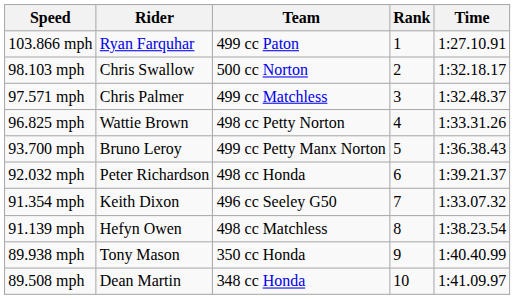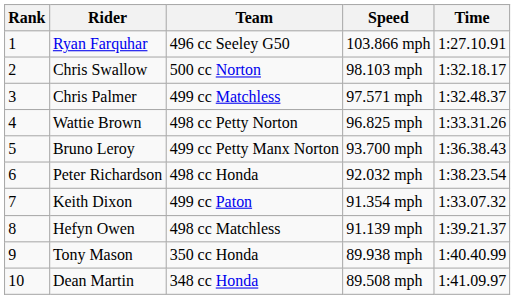columns swapped: (412, 17) <-> (50, 17)
(258, 44) 499 cc Paton -> (230, 44) 496 cc Seeley G50
(472, 175) 1:39.21.37 -> (472, 175) 1:38.23.54
(277, 202) 496 cc Seeley G50 -> (211, 202) 499 cc Paton
(472, 228) 1:38.23.54 -> (472, 228) 1:39.21.37
